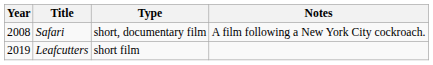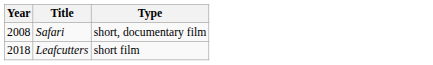- column: (319, 13)
(19, 50) 2019 -> (19, 50) 2018
